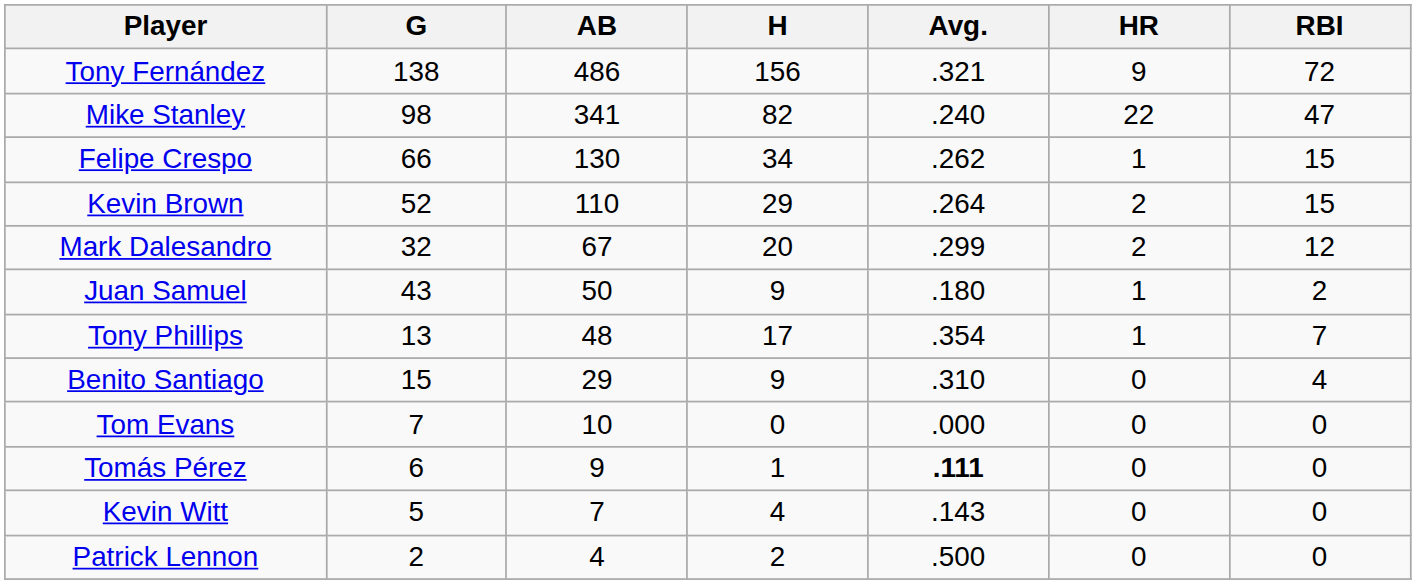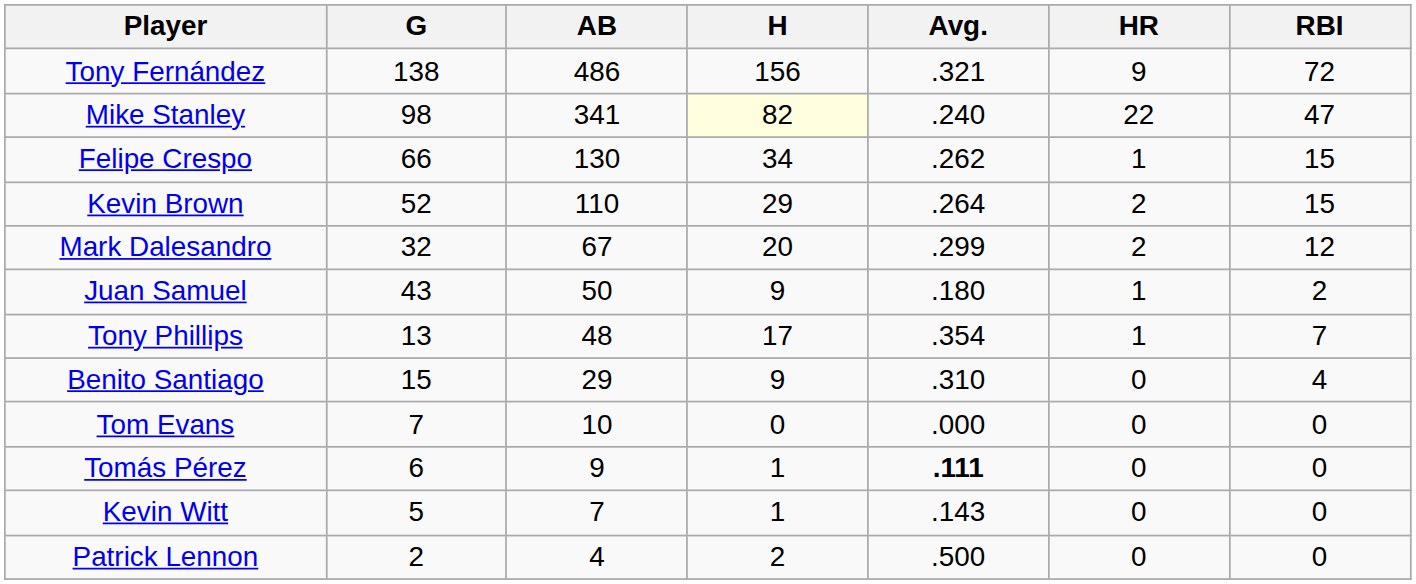(778, 114) no background -> (778, 114) lightyellow background
(778, 512) 4 -> (778, 512) 1
